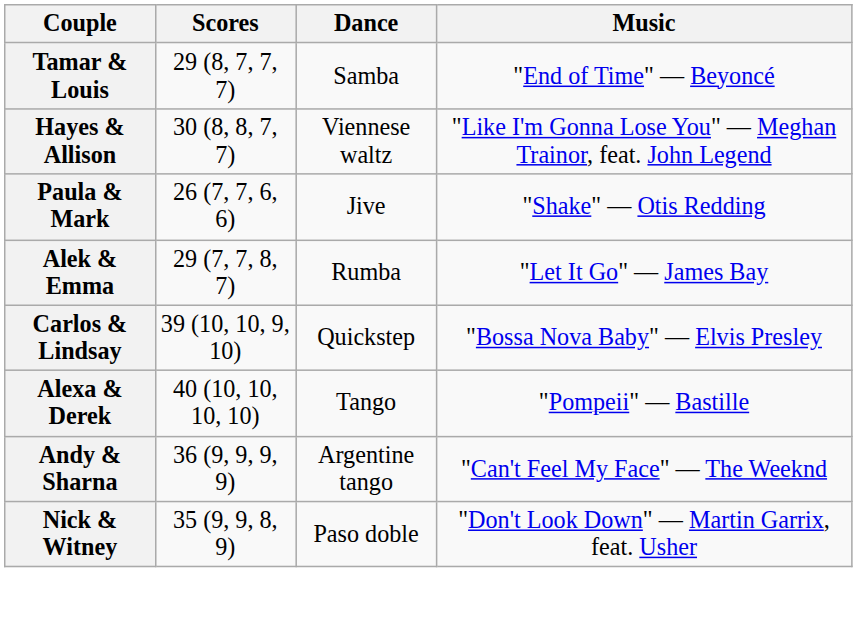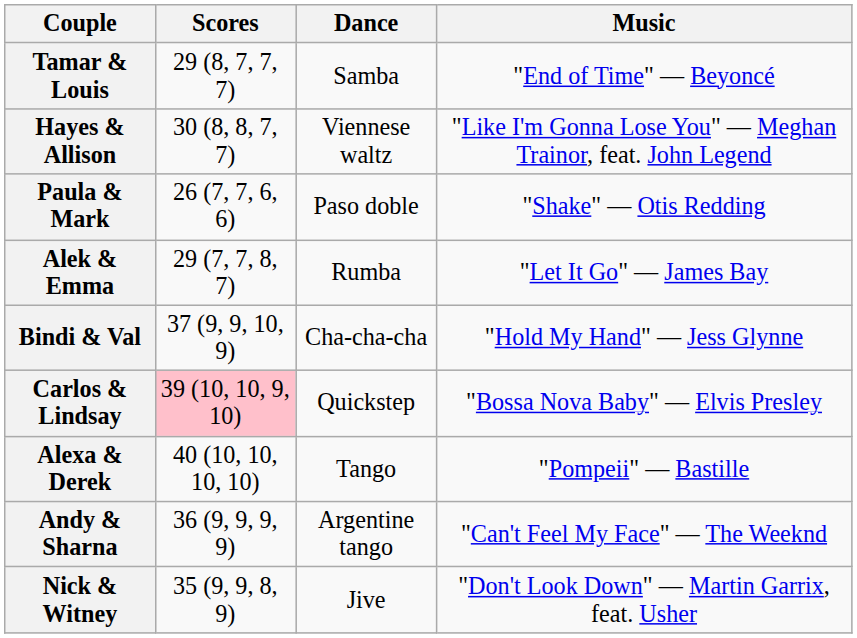(366, 206) Jive -> (366, 206) Paso doble
+ row: (80, 337)
(225, 337) no background -> (225, 403) pink background
(366, 534) Paso doble -> (366, 599) Jive
